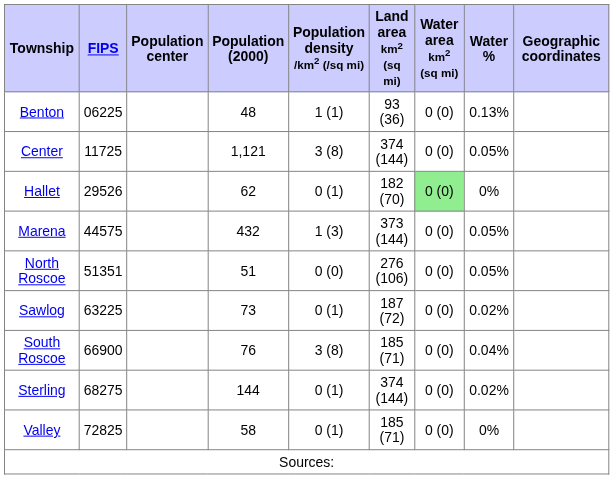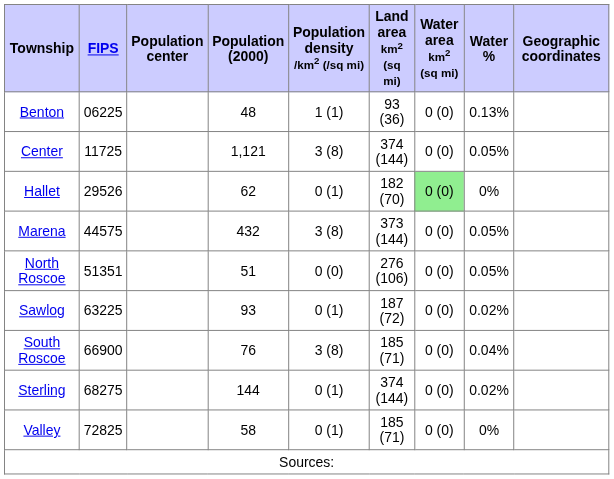(329, 231) 1 (3) -> (329, 231) 3 (8)
(248, 311) 73 -> (248, 311) 93
